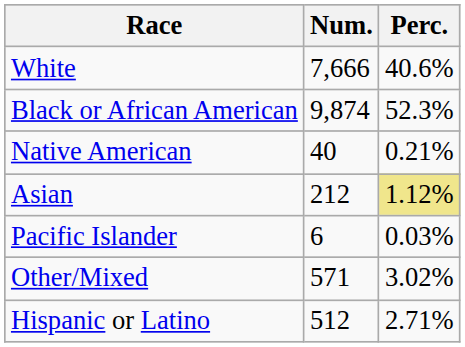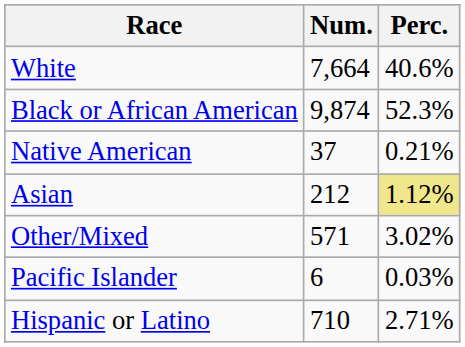(340, 67) 7,666 -> (340, 67) 7,664
(323, 151) 40 -> (323, 151) 37
rows swapped: (94, 236) <-> (80, 278)
(330, 320) 512 -> (330, 320) 710
